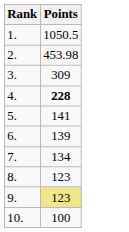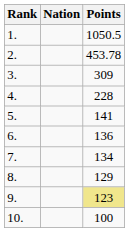+ column: (62, 14)
(61, 55) 453.98 -> (104, 55) 453.78
(61, 95) bold -> (104, 95) normal
(61, 136) 139 -> (104, 136) 136
(61, 177) 123 -> (104, 177) 129
